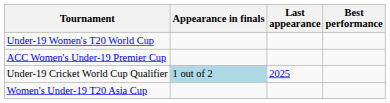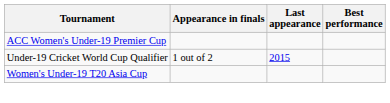- row: (80, 40)
(193, 73) lightblue background -> (193, 57) no background
(280, 73) 2025 -> (280, 57) 2015
